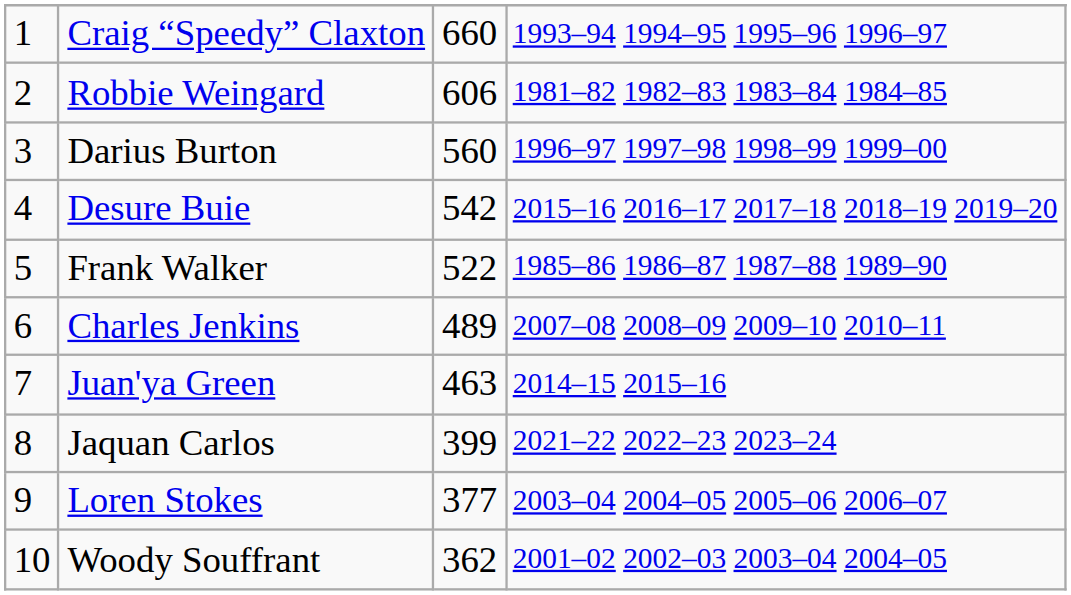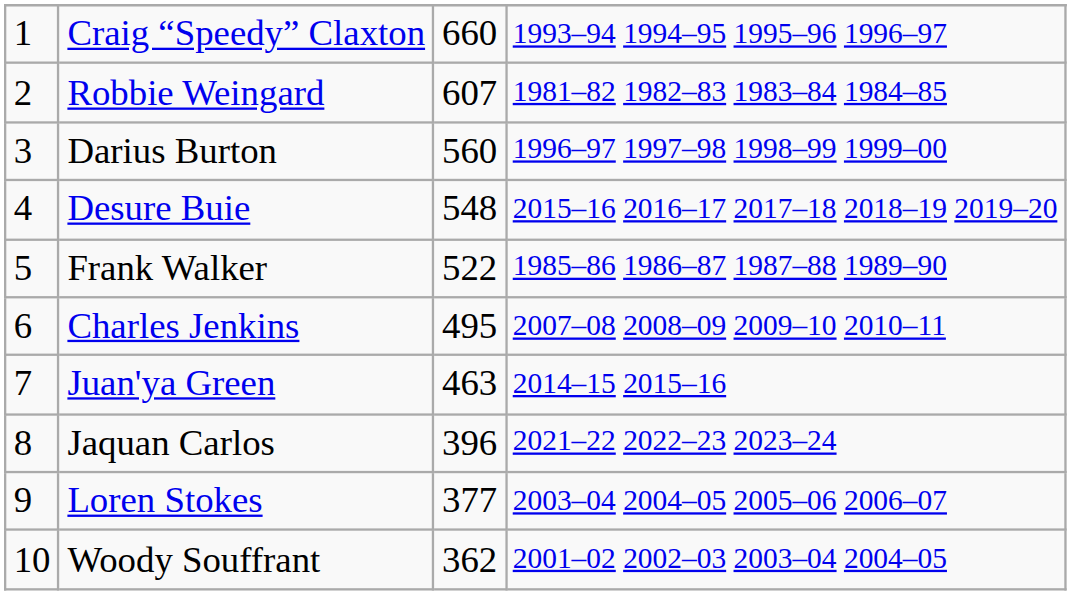(470, 92) 606 -> (470, 92) 607
(470, 208) 542 -> (470, 208) 548
(470, 325) 489 -> (470, 325) 495
(470, 442) 399 -> (470, 442) 396
